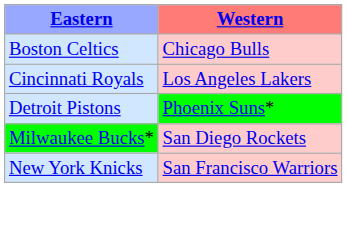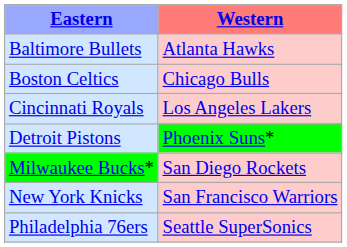+ row: (75, 49)
+ row: (78, 227)
